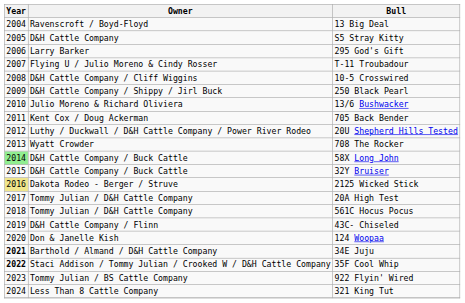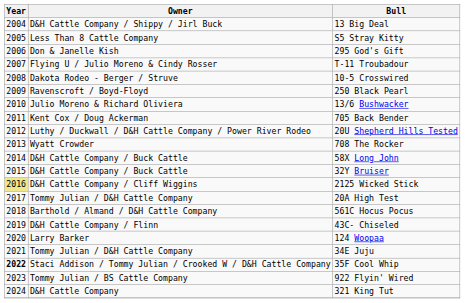(89, 24) Ravenscroft / Boyd-Floyd -> (126, 24) D&H Cattle Company / Shippy / Jirl Buck
(74, 38) D&H Cattle Company -> (94, 38) Less Than 8 Cattle Company
(59, 51) Larry Barker -> (74, 51) Don & Janelle Kish
(114, 78) D&H Cattle Company / Cliff Wiggins -> (104, 78) Dakota Rodeo - Berger / Struve
(126, 91) D&H Cattle Company / Shippy / Jirl Buck -> (89, 91) Ravenscroft / Boyd-Floyd
(16, 158) lightgreen background -> (16, 158) no background
(104, 185) Dakota Rodeo - Berger / Struve -> (114, 185) D&H Cattle Company / Cliff Wiggins
(111, 211) Tommy Julian / D&H Cattle Company -> (124, 211) Barthold / Almand / D&H Cattle Company
(74, 238) Don & Janelle Kish -> (59, 238) Larry Barker
(16, 251) bold -> (16, 251) normal
(124, 251) Barthold / Almand / D&H Cattle Company -> (111, 251) Tommy Julian / D&H Cattle Company
(94, 291) Less Than 8 Cattle Company -> (74, 291) D&H Cattle Company
